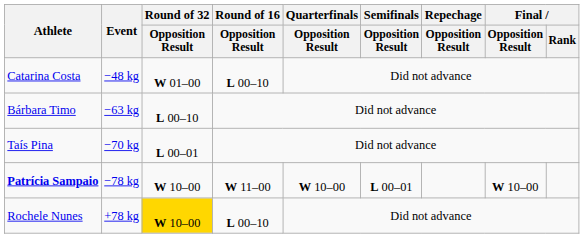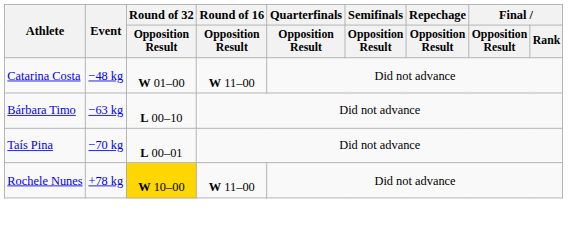(248, 83) L 00–10 -> (232, 83) W 11–00
- row: (53, 181)
(248, 223) L 00–10 -> (232, 188) W 11–00
